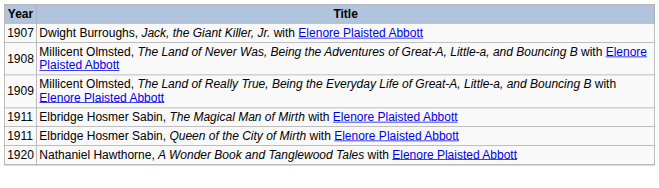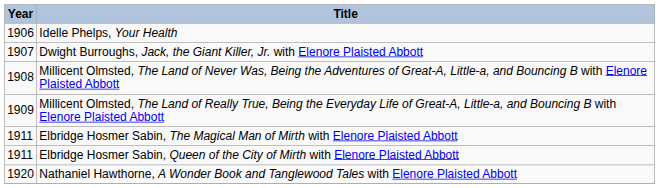+ row: (108, 33)
